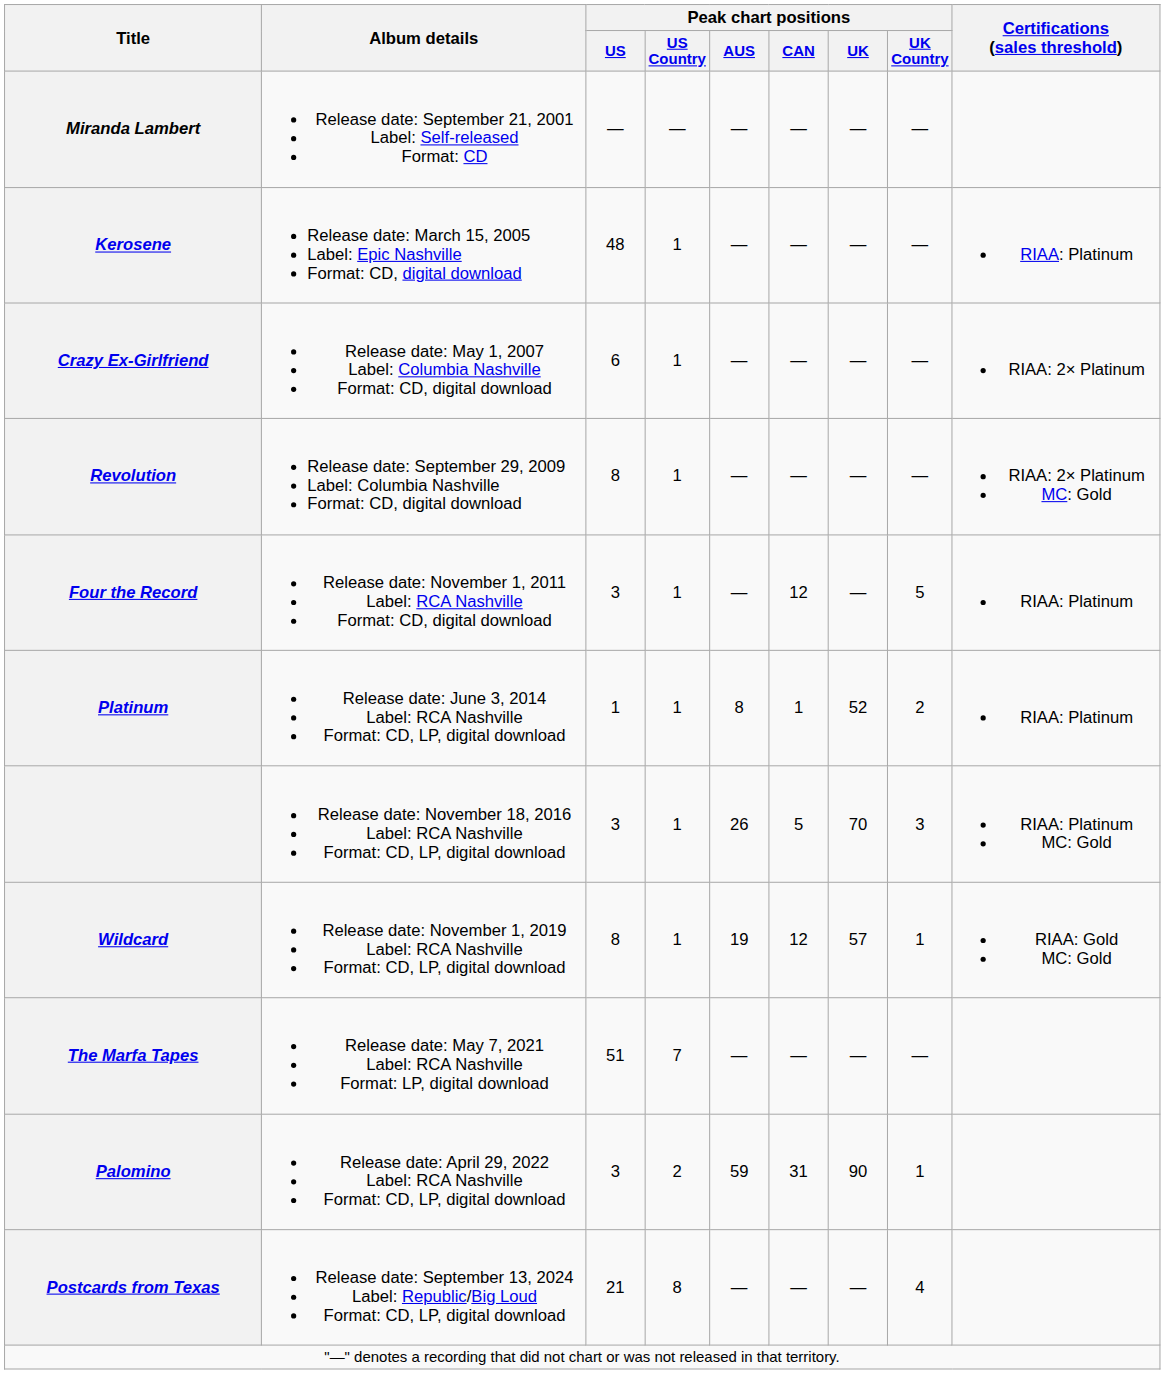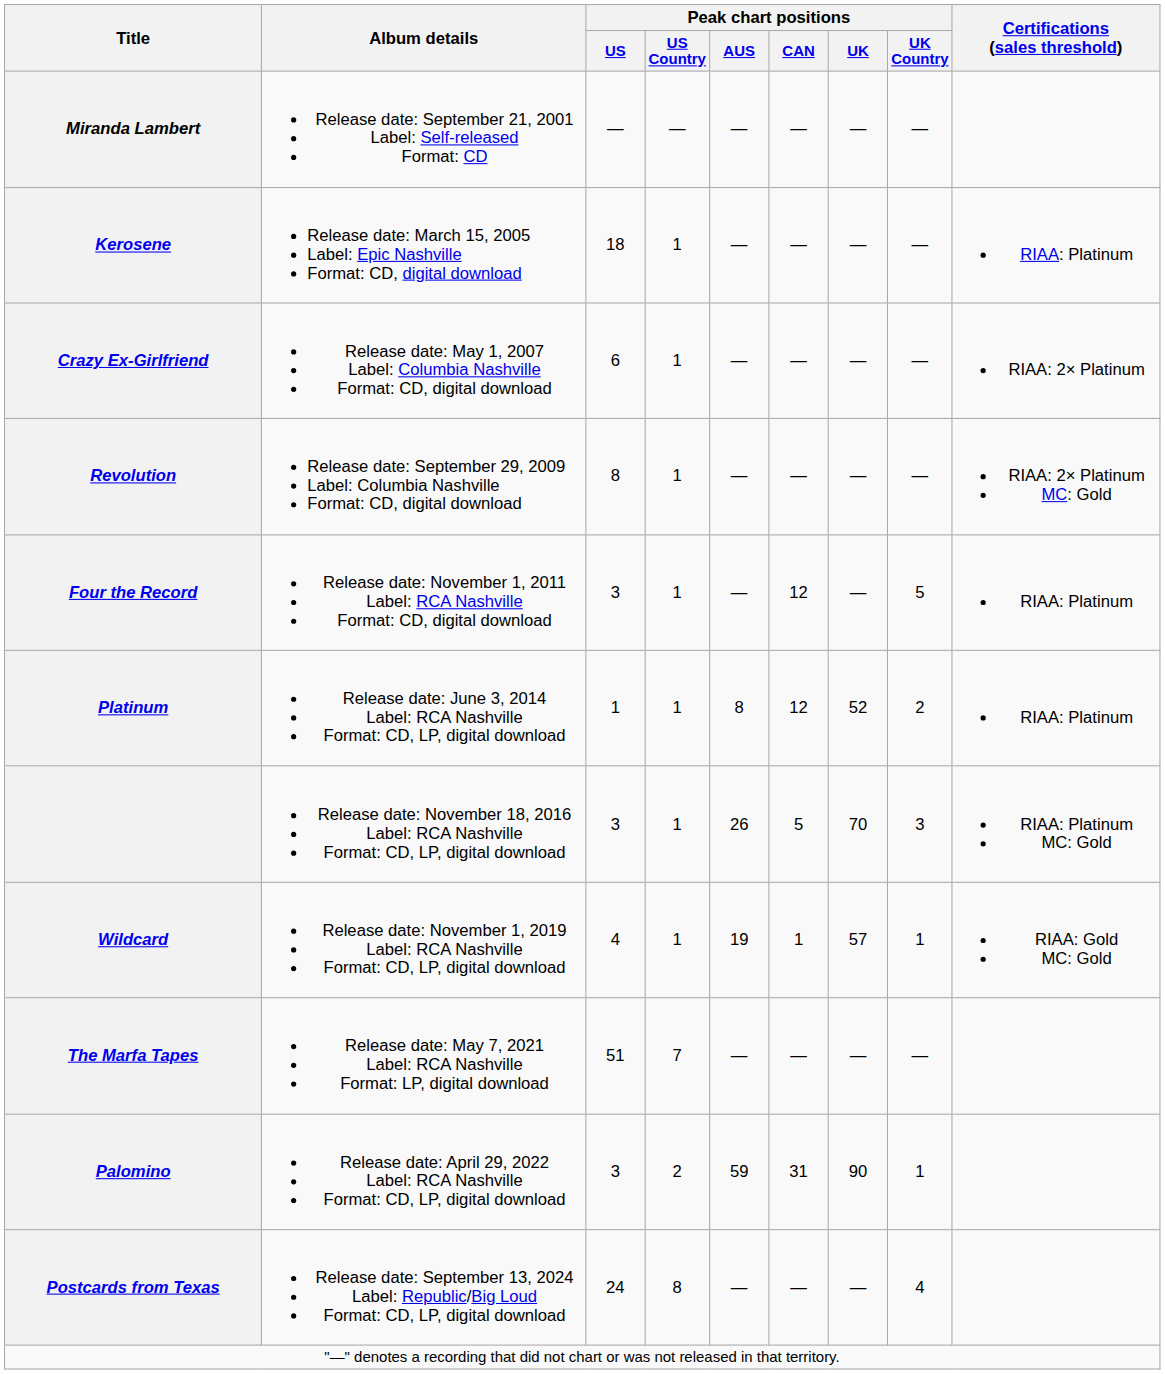(615, 244) 48 -> (615, 244) 18
(799, 708) 1 -> (799, 708) 12
(615, 939) 8 -> (615, 939) 4
(799, 939) 12 -> (799, 939) 1
(615, 1287) 21 -> (615, 1287) 24
